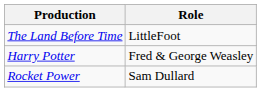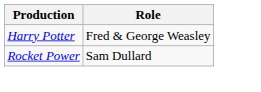- row: (65, 35)
